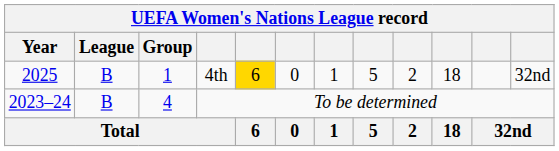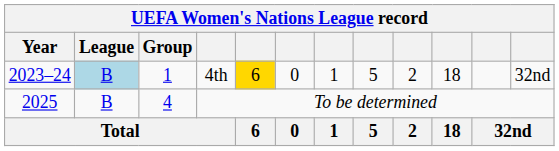(40, 74) 2025 -> (40, 74) 2023–24
(107, 74) no background -> (107, 74) lightblue background
(40, 103) 2023–24 -> (40, 103) 2025
